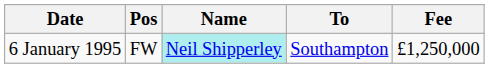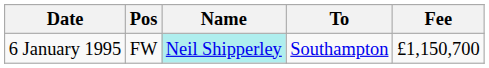(438, 48) £1,250,000 -> (438, 48) £1,150,700
